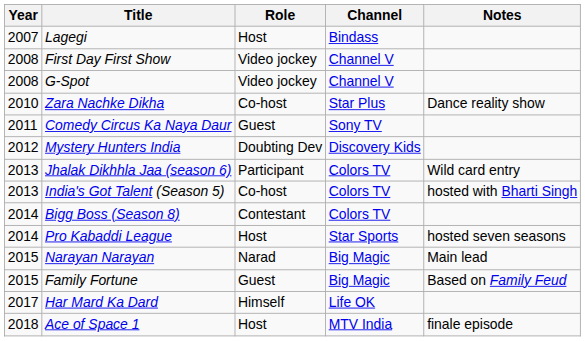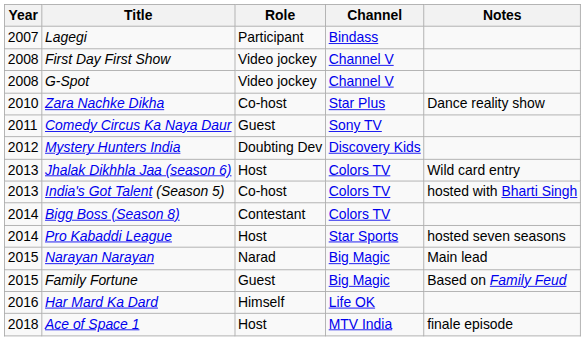(252, 37) Host -> (271, 37) Participant
(271, 170) Participant -> (252, 170) Host
(23, 302) 2017 -> (23, 302) 2016
